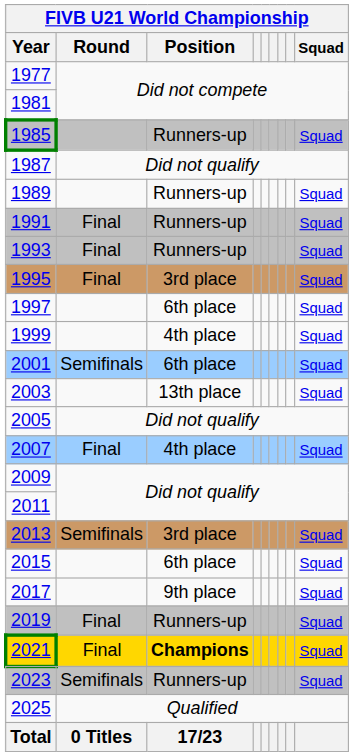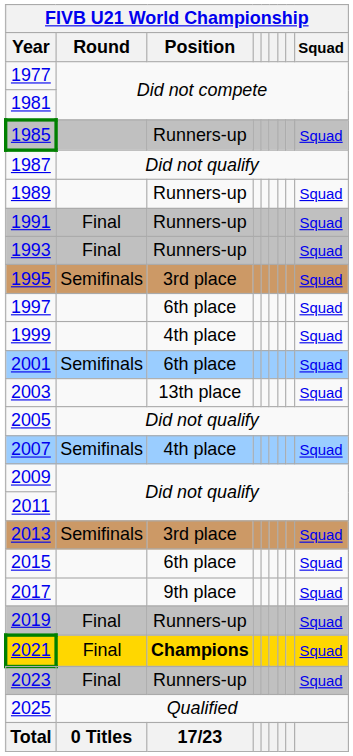(102, 278) Final -> (102, 278) Semifinals
(102, 449) Final -> (102, 449) Semifinals
(102, 680) Semifinals -> (102, 680) Final
